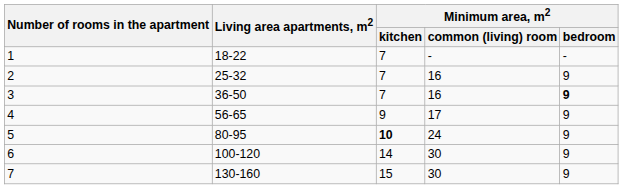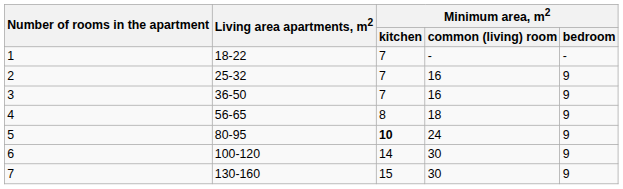(566, 95) bold -> (566, 95) normal
(382, 115) 9 -> (382, 115) 8
(435, 115) 17 -> (435, 115) 18
